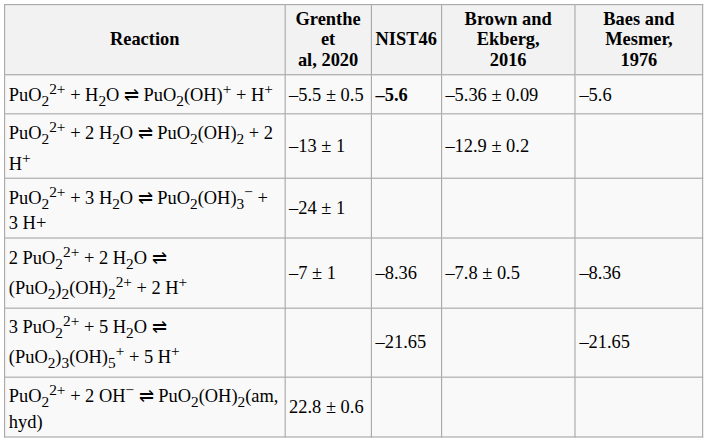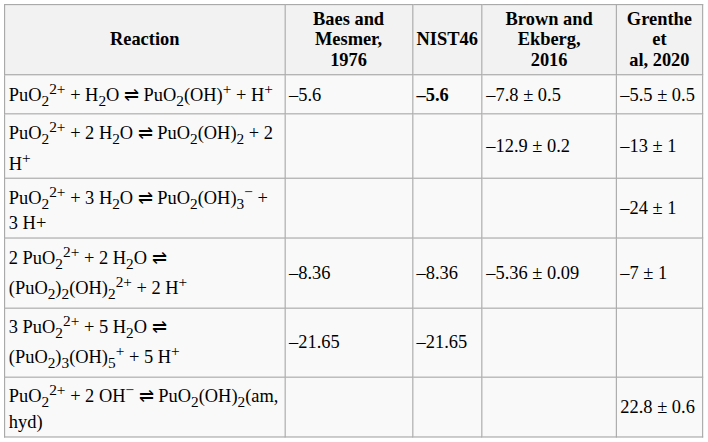columns swapped: (639, 39) <-> (328, 39)
(492, 94) –5.36 ± 0.09 -> (524, 94) –7.8 ± 0.5
(483, 273) –7.8 ± 0.5 -> (533, 273) –5.36 ± 0.09
